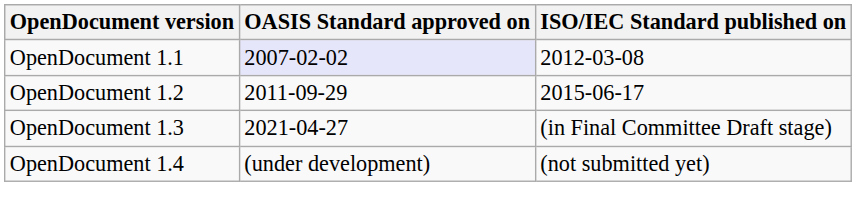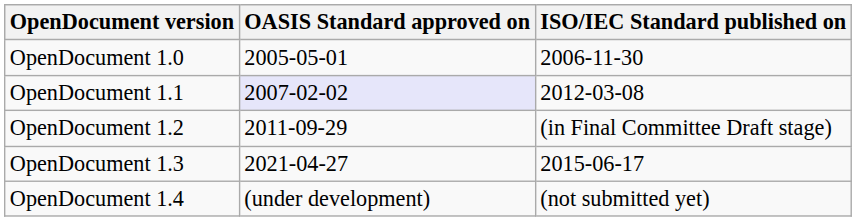+ row: (97, 57)
(592, 92) 2015-06-17 -> (686, 127) (in Final Committee Draft stage)
(686, 127) (in Final Committee Draft stage) -> (592, 163) 2015-06-17
